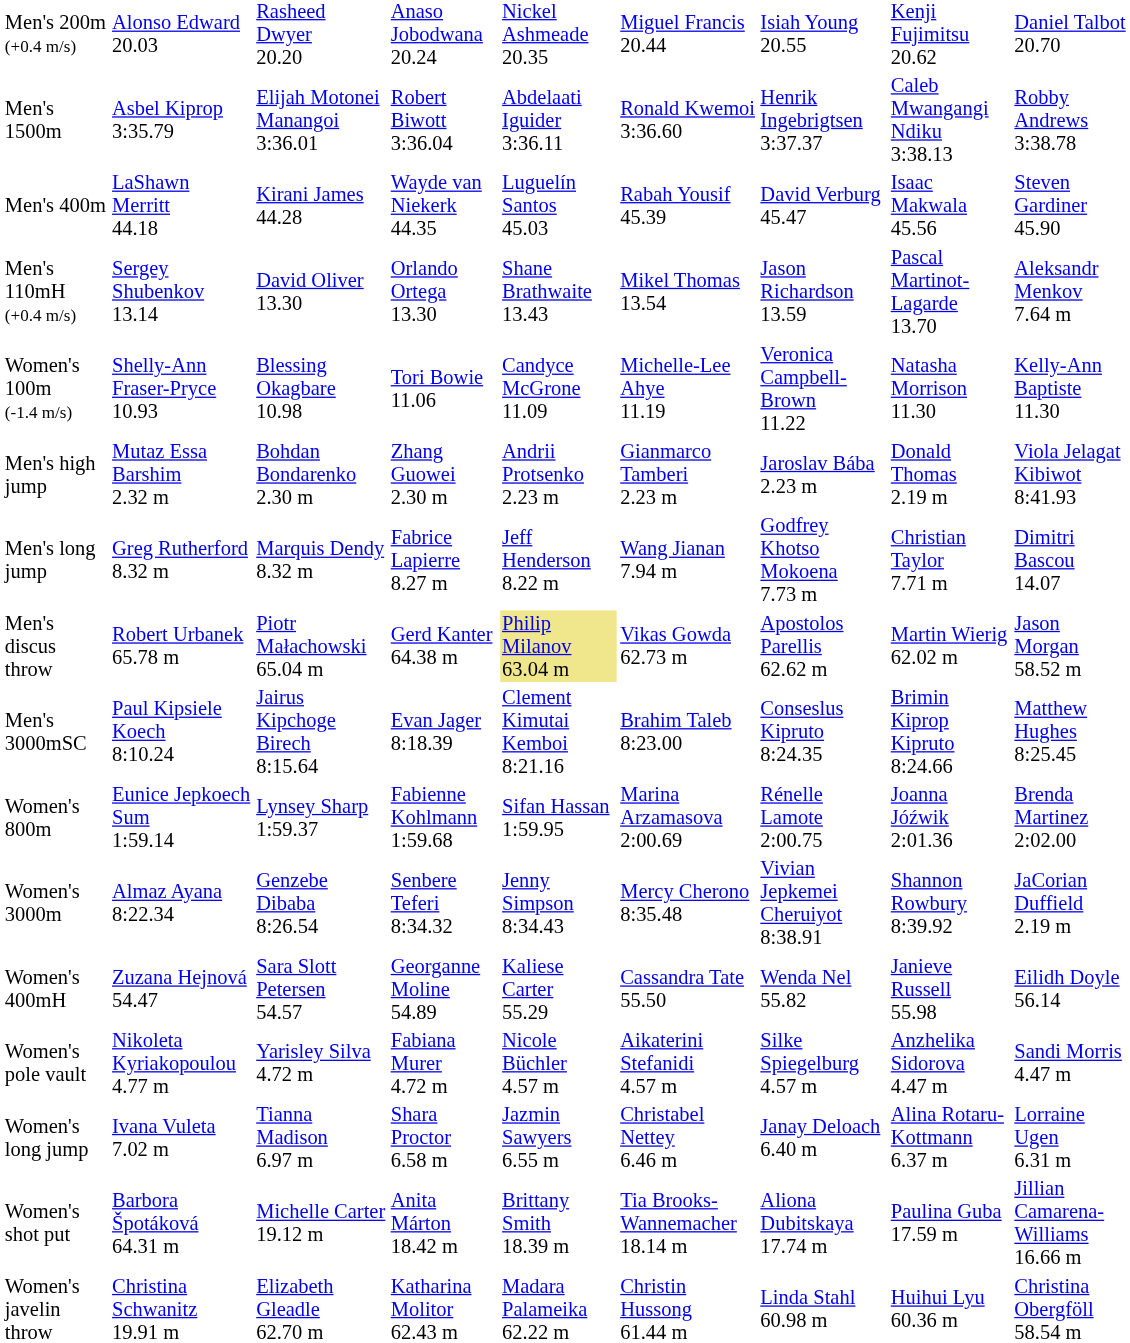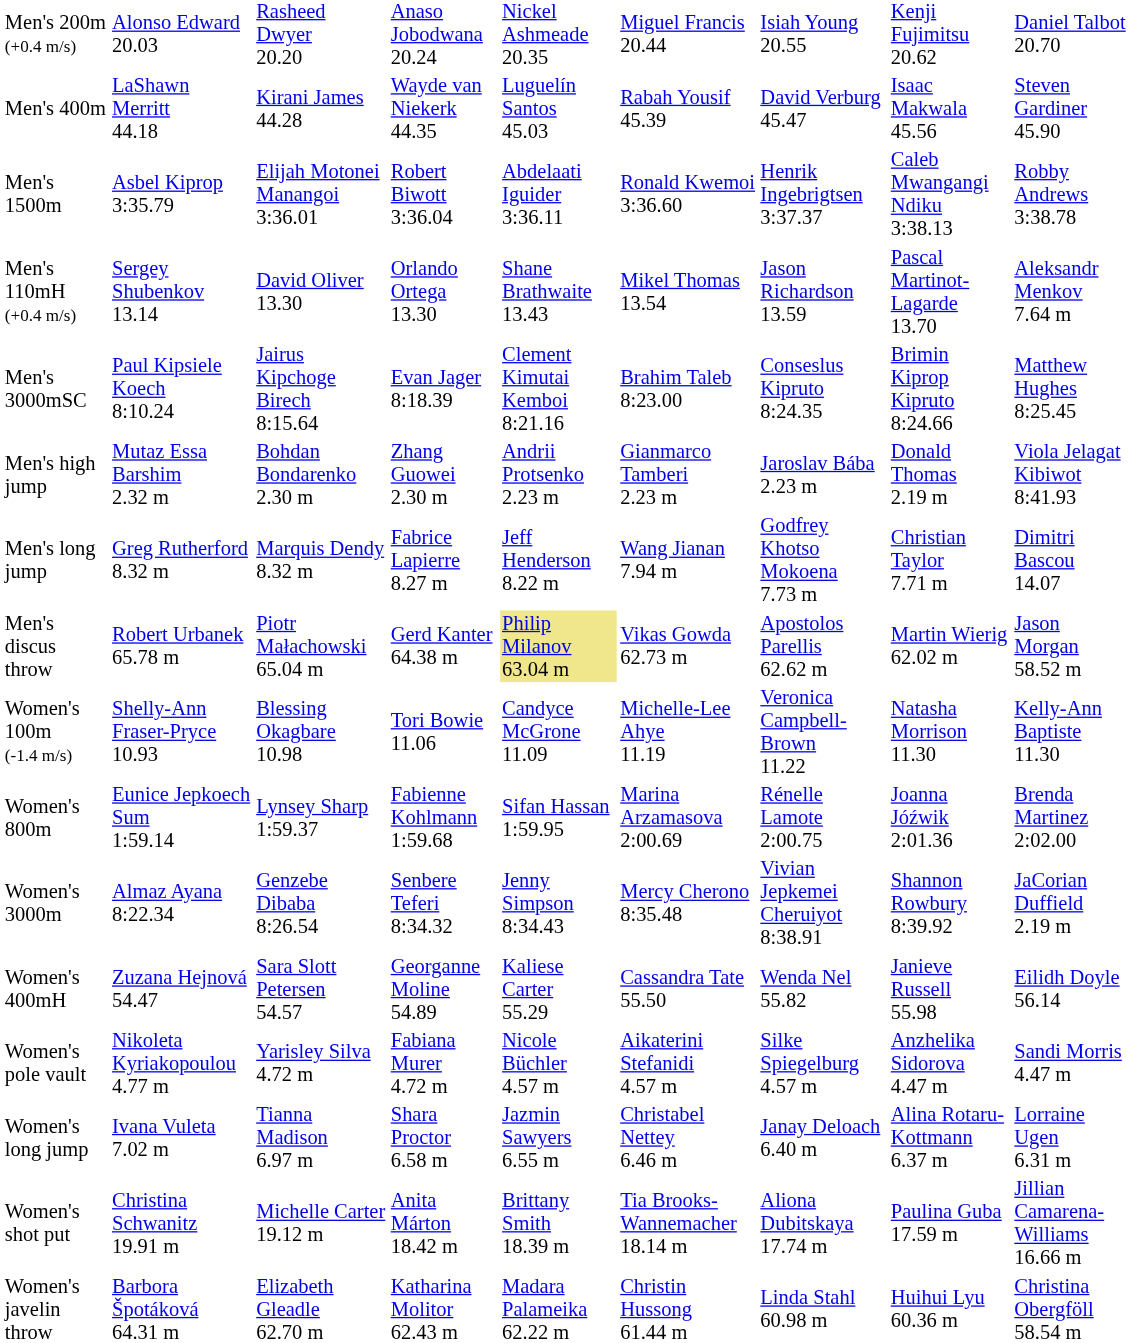rows swapped: (55, 205) <-> (33, 120)
rows swapped: (46, 731) <-> (42, 388)
(155, 1223) Barbora Špotáková 64.31 m -> (155, 1223) Christina Schwanitz 19.91 m
(155, 1309) Christina Schwanitz 19.91 m -> (155, 1309) Barbora Špotáková 64.31 m
